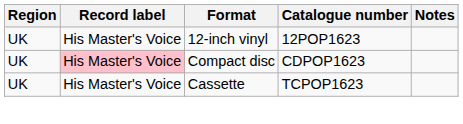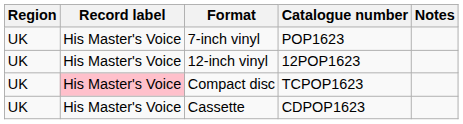+ row: (224, 38)
(323, 61) CDPOP1623 -> (323, 84) TCPOP1623
(323, 84) TCPOP1623 -> (323, 107) CDPOP1623
